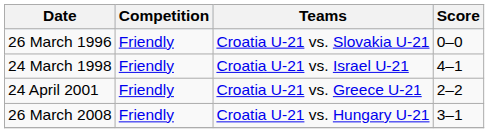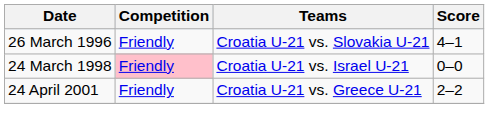(450, 41) 0–0 -> (450, 41) 4–1
(146, 66) no background -> (146, 66) pink background
(450, 66) 4–1 -> (450, 66) 0–0
- row: (60, 115)
